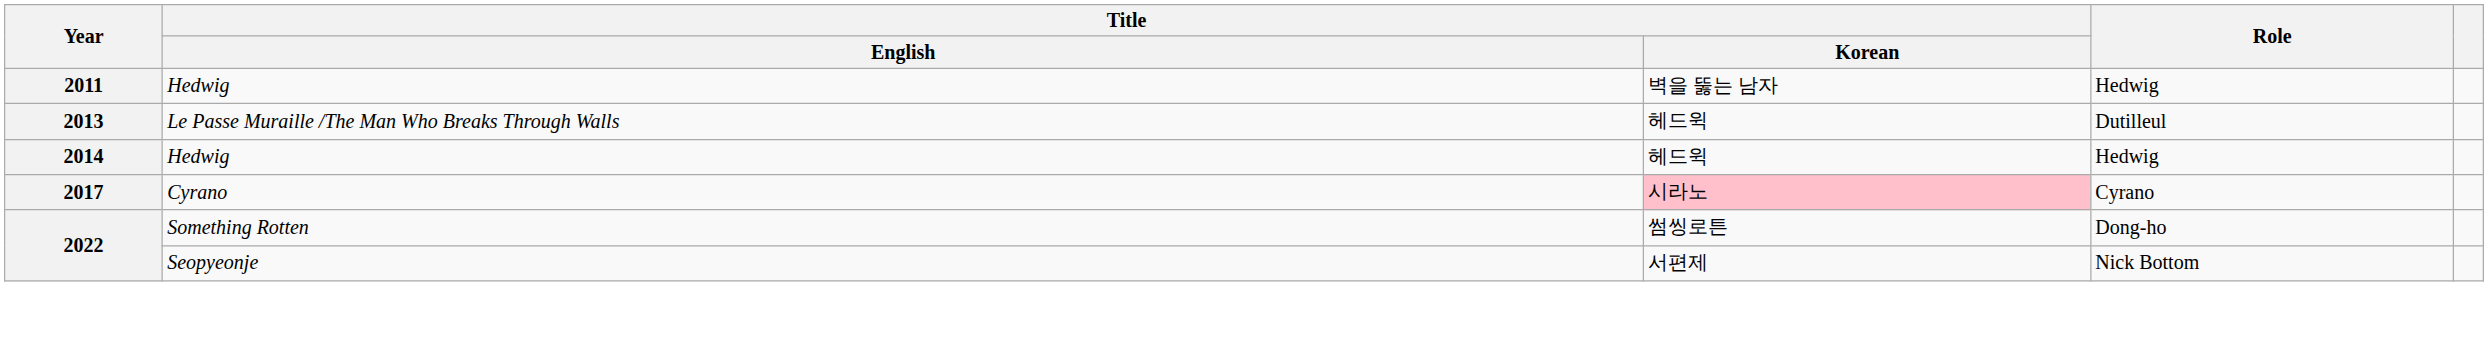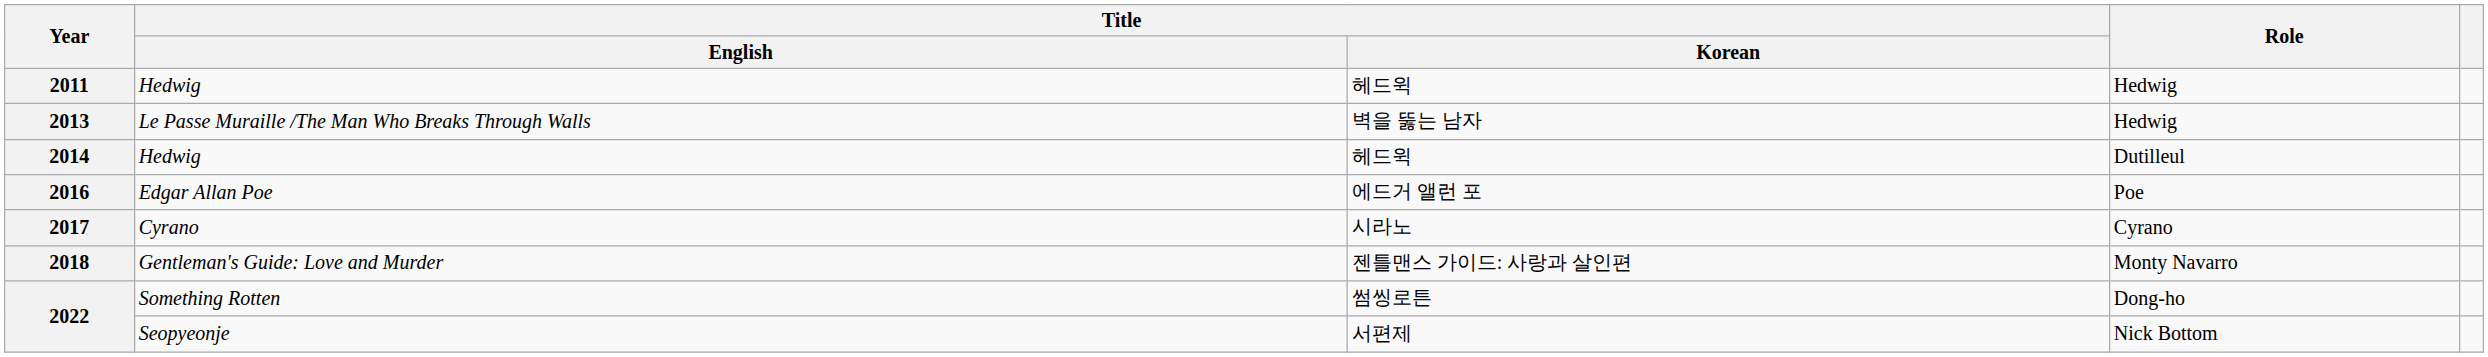(1713, 85) 벽을 뚫는 남자 -> (1382, 85) 헤드윅
(1678, 120) 헤드윅 -> (1417, 120) 벽을 뚫는 남자
(2131, 121) Dutilleul -> (2145, 121) Hedwig
(2127, 156) Hedwig -> (2149, 156) Dutilleul
+ row: (69, 192)
(1678, 191) pink background -> (1382, 226) no background
+ row: (69, 263)
